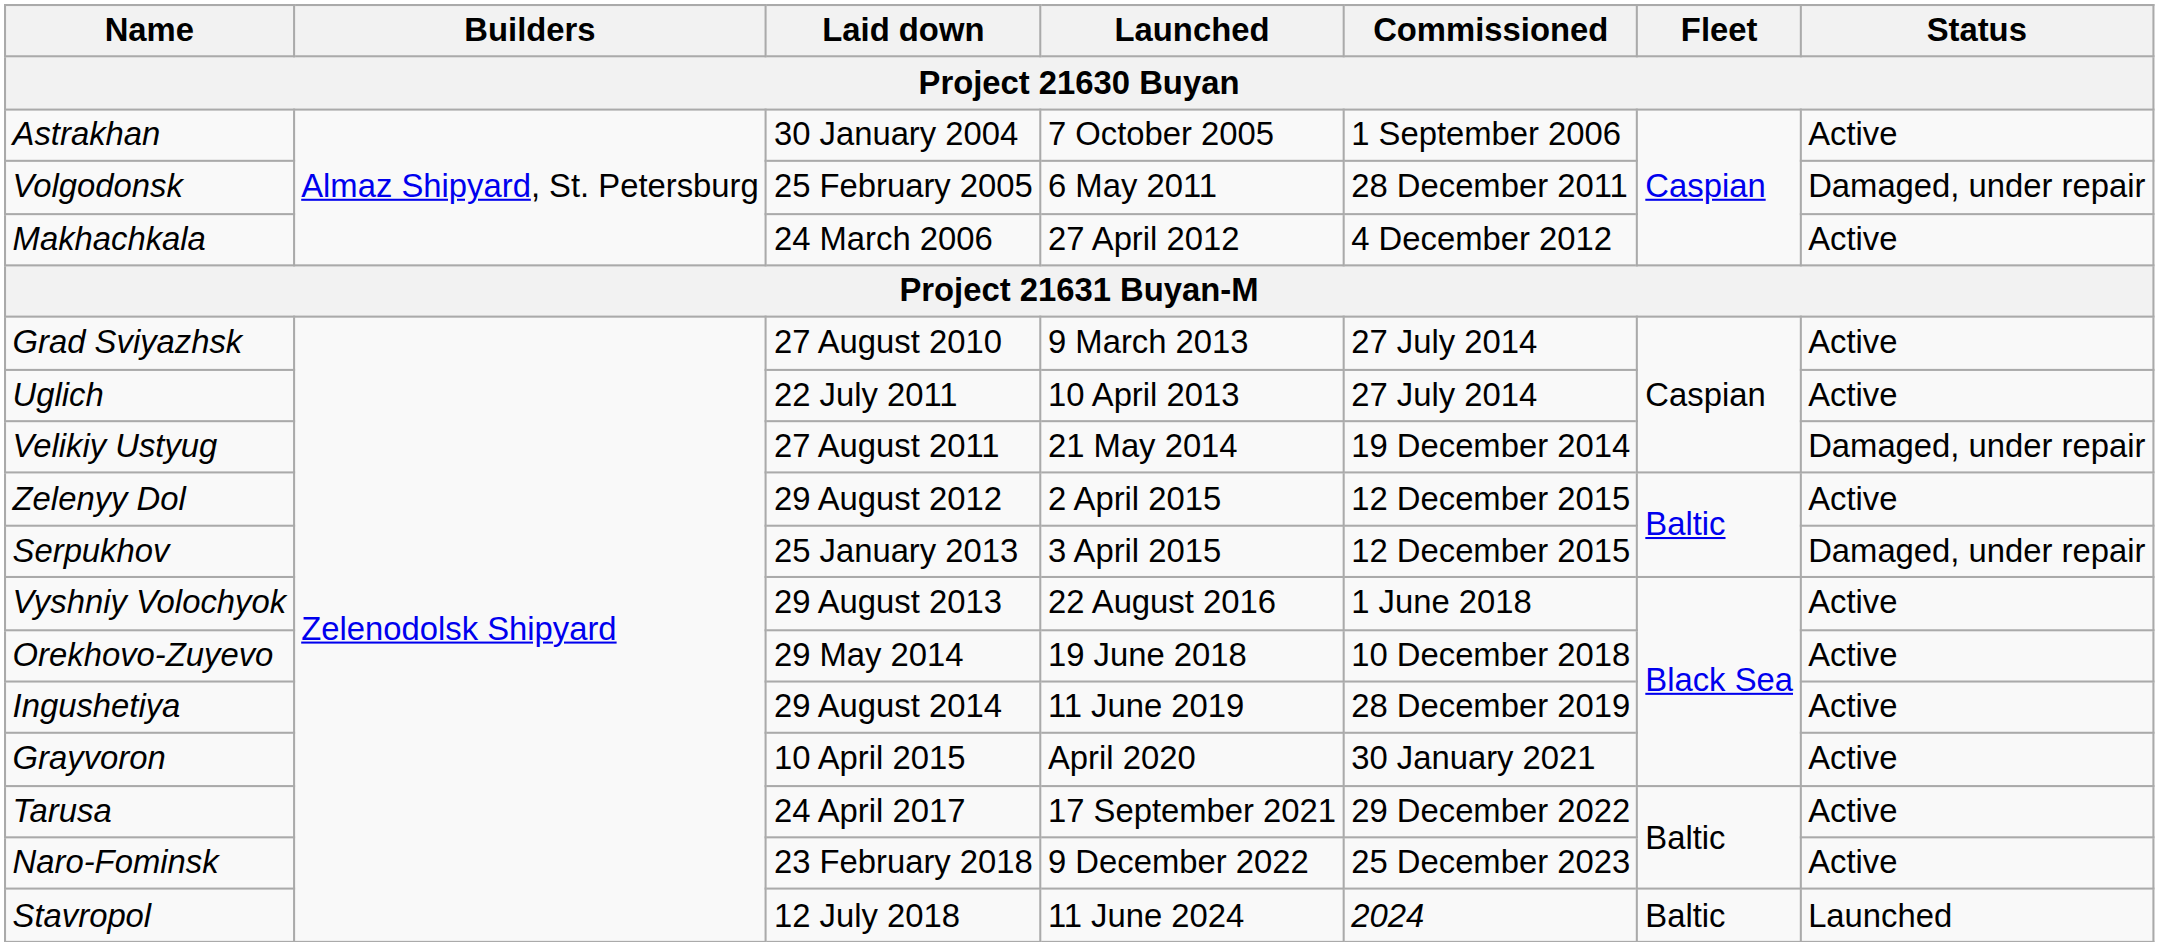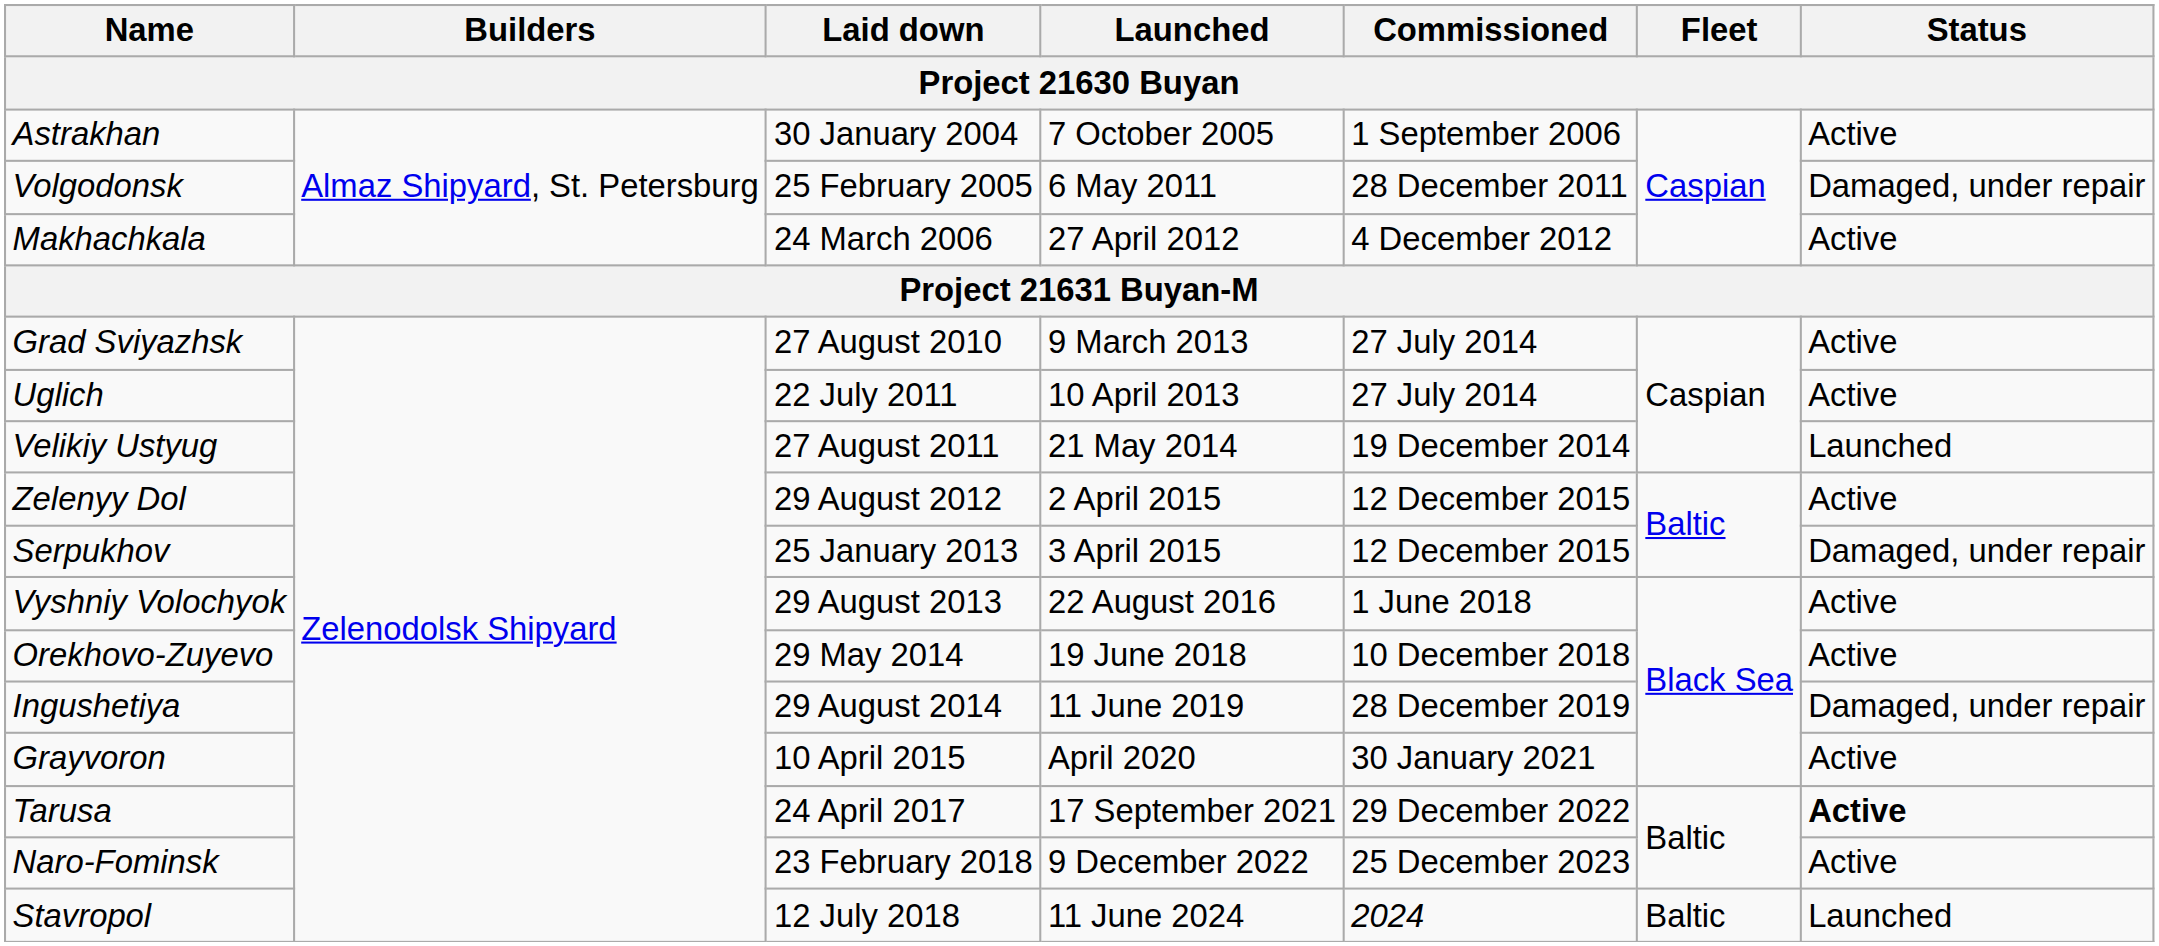(1977, 446) Damaged, under repair -> (1880, 446) Launched
(1853, 706) Active -> (1977, 706) Damaged, under repair
(1853, 810) normal -> (1857, 810) bold
